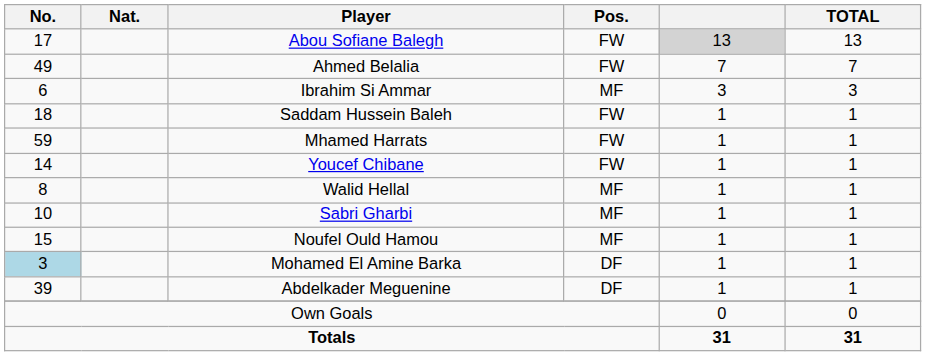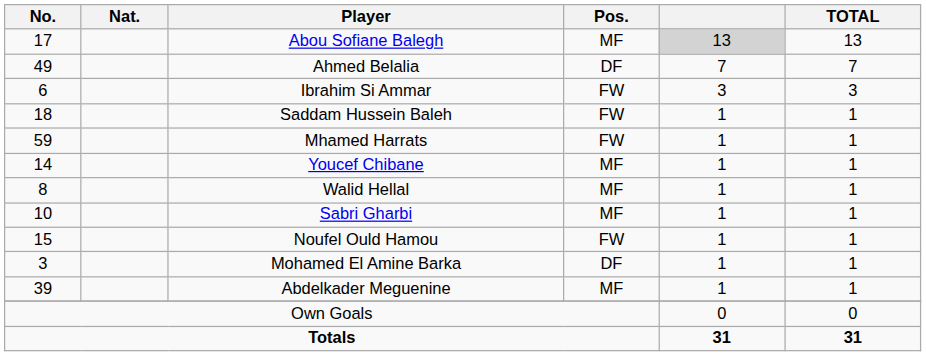(611, 41) FW -> (611, 41) MF
(611, 65) FW -> (611, 65) DF
(611, 90) MF -> (611, 90) FW
(611, 164) FW -> (611, 164) MF
(611, 239) MF -> (611, 239) FW
(43, 263) lightblue background -> (43, 263) no background
(611, 288) DF -> (611, 288) MF
